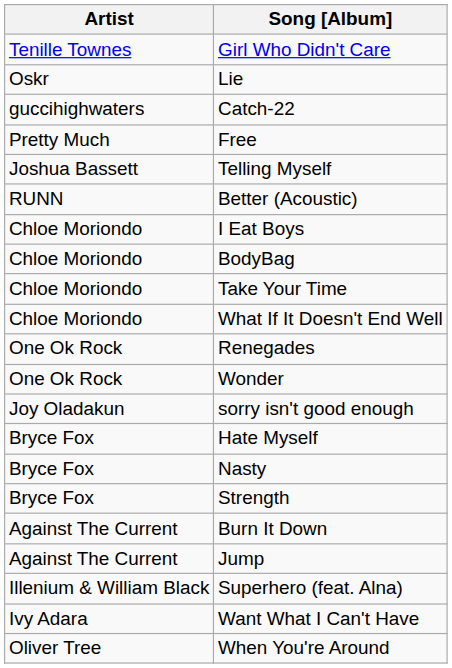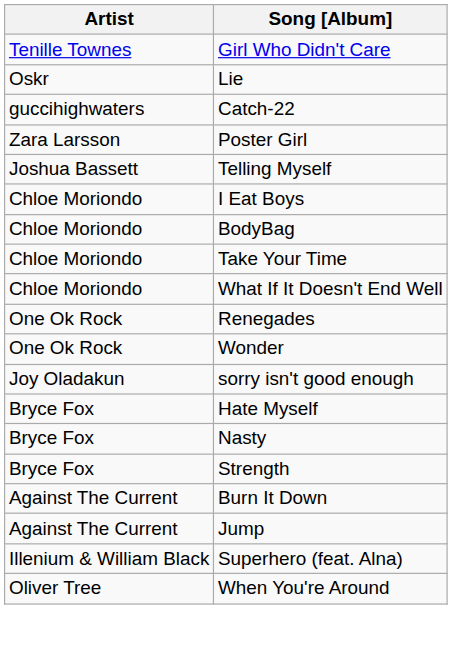- row: (237, 139)
+ row: (263, 139)
- row: (288, 199)
- row: (319, 618)
